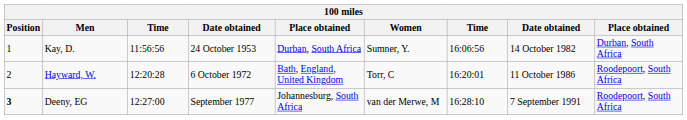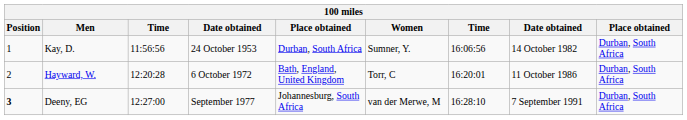(634, 75) Roodepoort, South Africa -> (627, 75) Durban, South Africa
(634, 101) Roodepoort, South Africa -> (627, 101) Durban, South Africa
